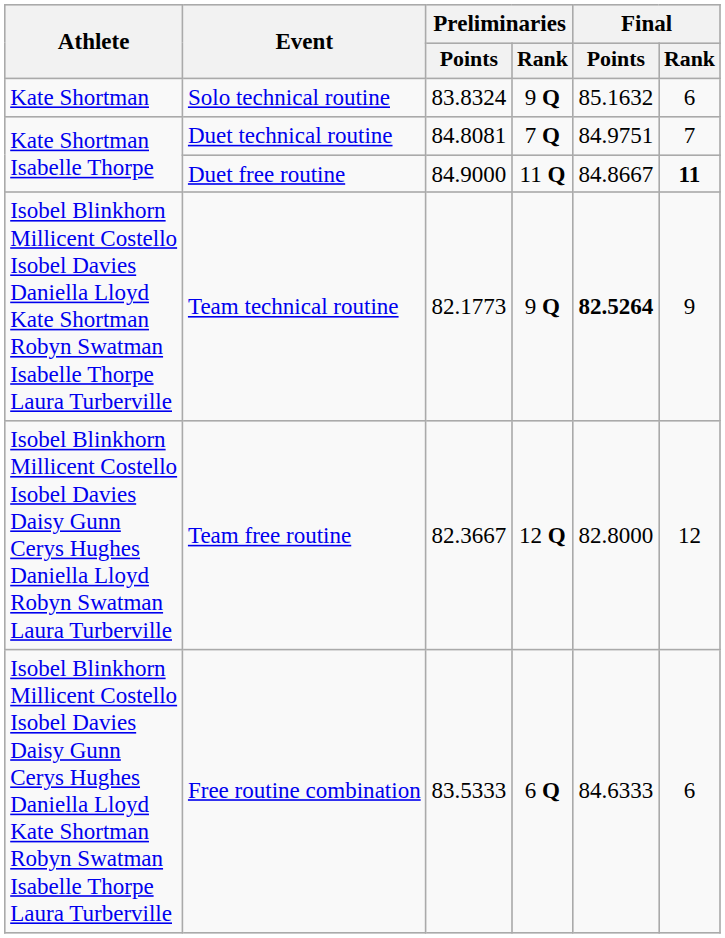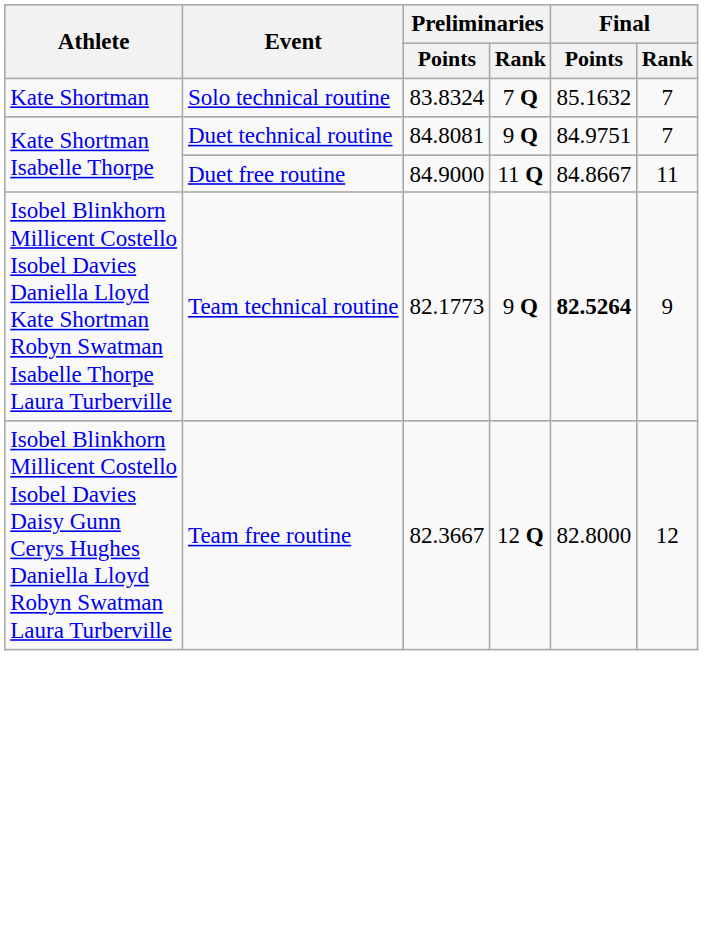(542, 97) 9 Q -> (520, 97) 7 Q
(689, 97) 6 -> (667, 97) 7
(542, 135) 7 Q -> (520, 135) 9 Q
(689, 173) bold -> (667, 173) normal
- row: (304, 791)
